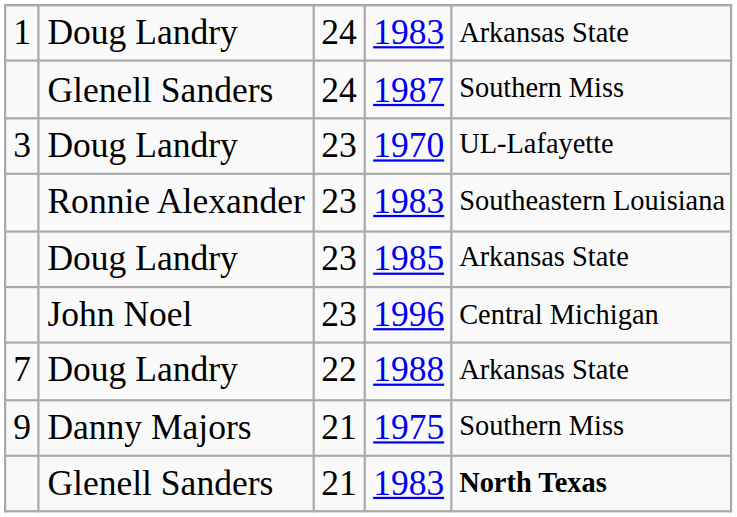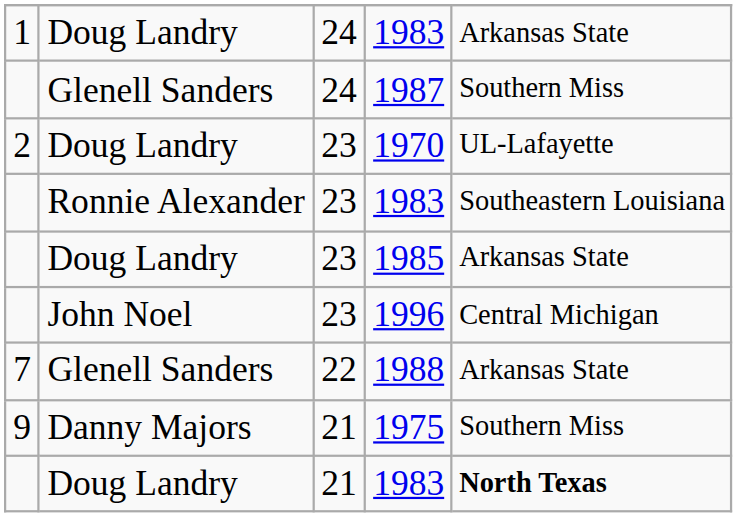(22, 145) 3 -> (22, 145) 2
(143, 370) Doug Landry -> (160, 370) Glenell Sanders
(160, 483) Glenell Sanders -> (143, 483) Doug Landry
